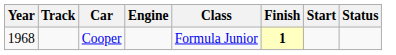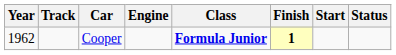(21, 38) 1968 -> (21, 38) 1962
(216, 38) normal -> (221, 38) bold
